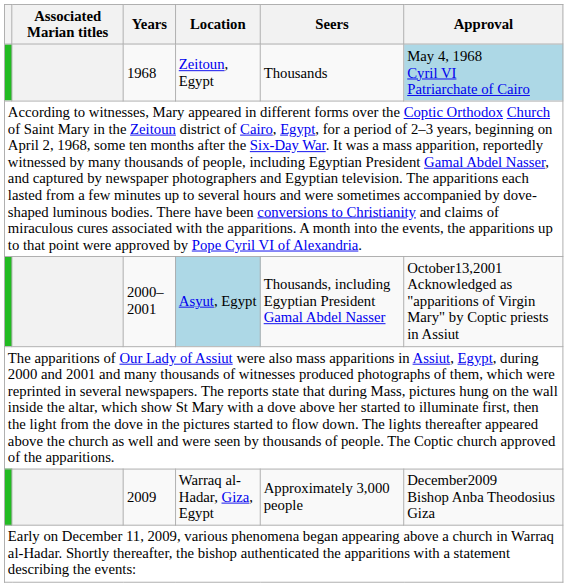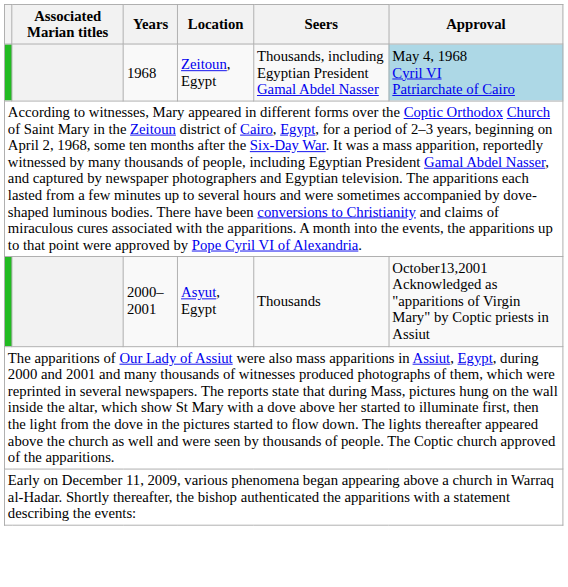(296, 72) Thousands -> (320, 72) Thousands, including Egyptian President Gamal Abdel Nasser
(218, 301) lightblue background -> (200, 301) no background
(327, 301) Thousands, including Egyptian President Gamal Abdel Nasser -> (289, 301) Thousands
- row: (142, 497)
